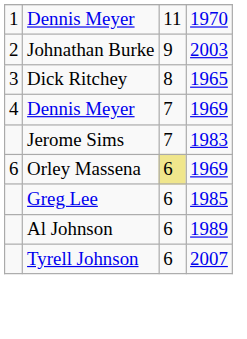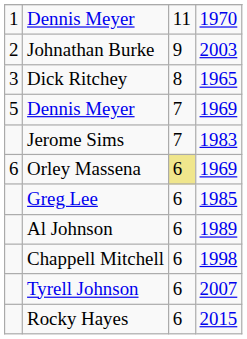(14, 109) 4 -> (14, 109) 5
+ row: (96, 259)
+ row: (78, 318)
